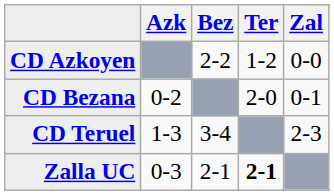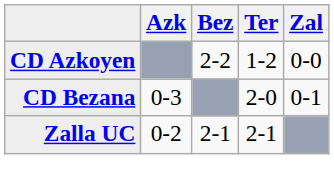(166, 97) 0-2 -> (166, 97) 0-3
- row: (84, 134)
(166, 171) 0-3 -> (166, 134) 0-2
(261, 171) bold -> (261, 134) normal
